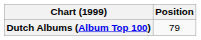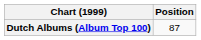(175, 27) 79 -> (175, 27) 87
